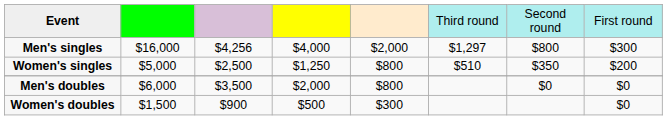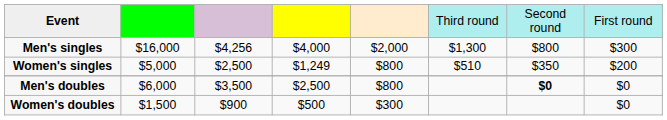(467, 47) $1,297 -> (467, 47) $1,300
(311, 67) $1,250 -> (311, 67) $1,249
(311, 86) $2,000 -> (311, 86) $2,500
(545, 86) normal -> (545, 86) bold
